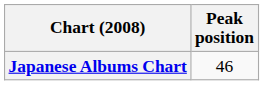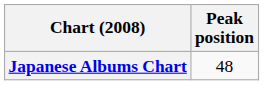(224, 65) 46 -> (224, 65) 48
